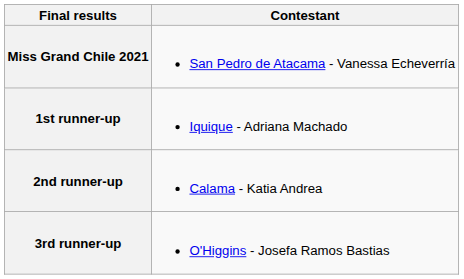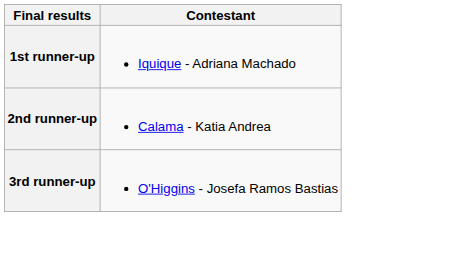- row: (78, 57)
